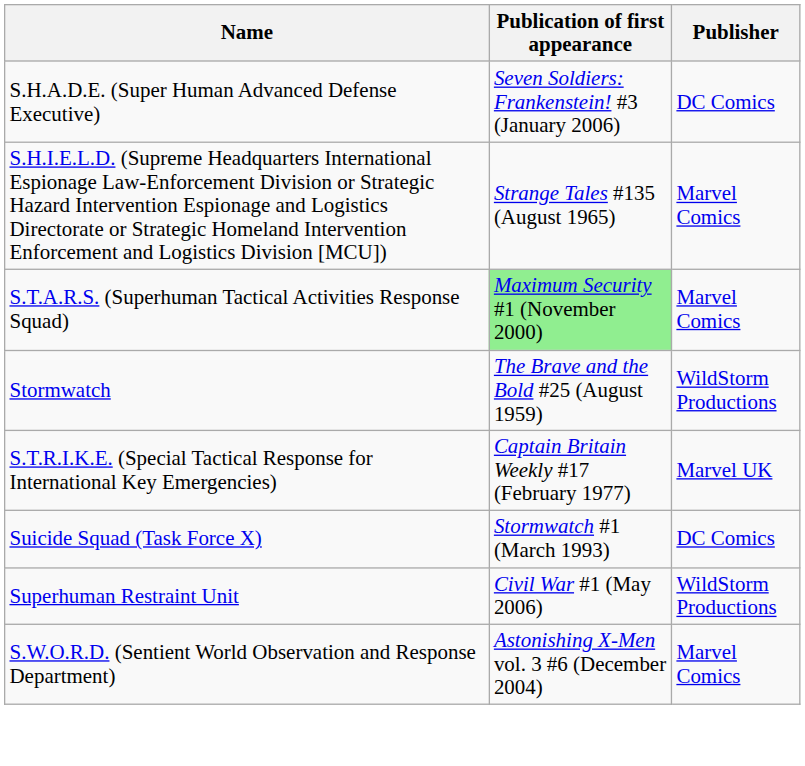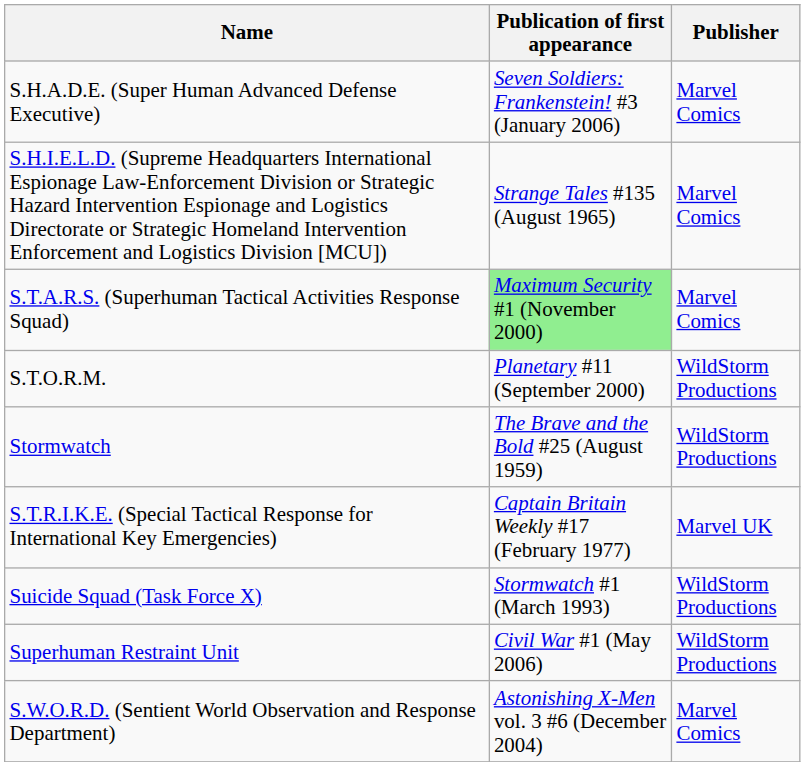(726, 101) DC Comics -> (708, 101) Marvel Comics
+ row: (58, 378)
(726, 538) DC Comics -> (726, 595) WildStorm Productions
